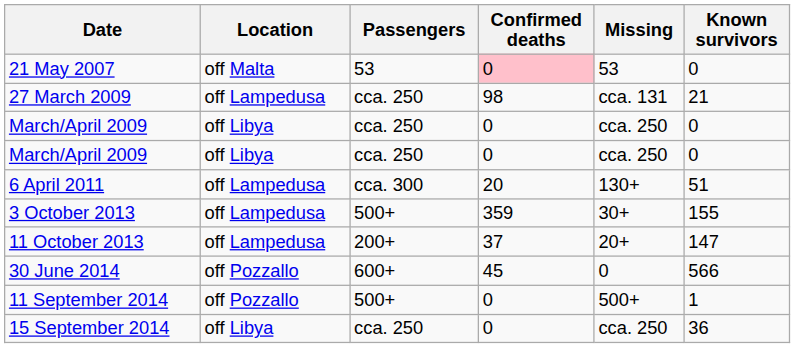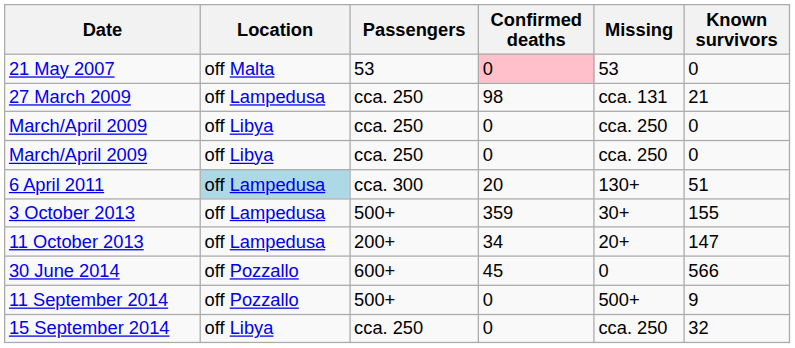(265, 184) no background -> (265, 184) lightblue background
(493, 242) 37 -> (493, 242) 34
(693, 300) 1 -> (693, 300) 9
(698, 329) 36 -> (698, 329) 32
